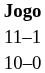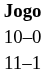rows swapped: (23, 62) <-> (23, 37)
